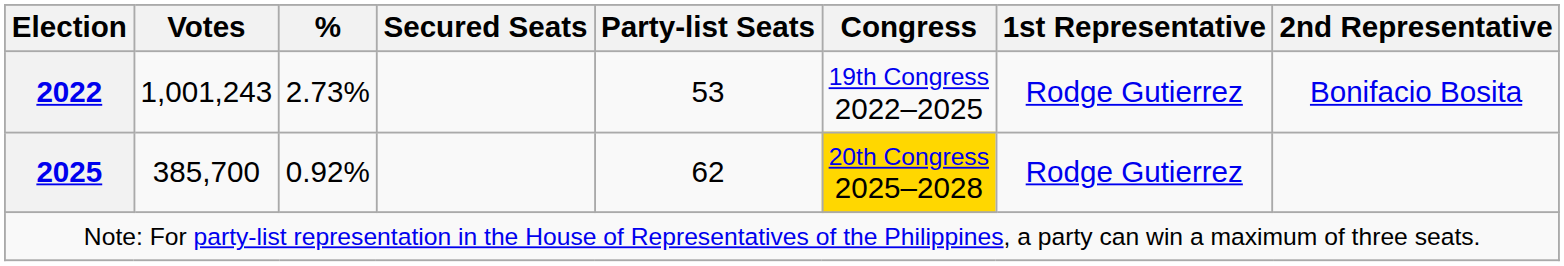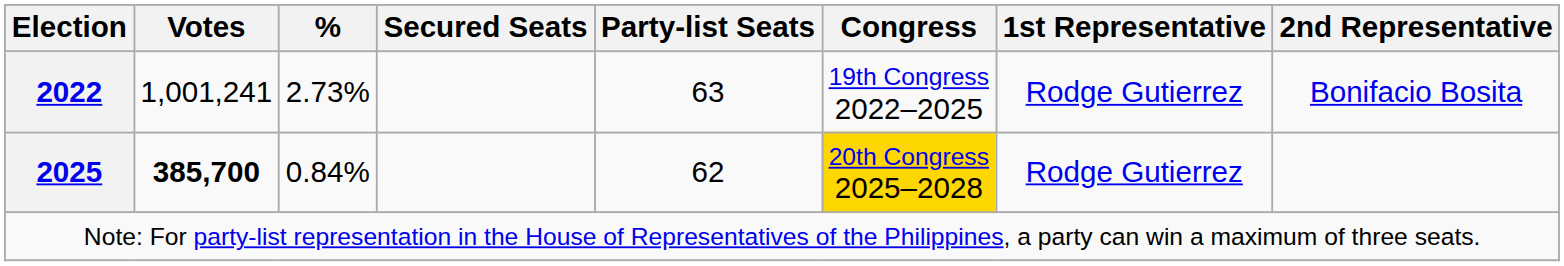(206, 91) 1,001,243 -> (206, 91) 1,001,241
(708, 91) 53 -> (708, 91) 63
(206, 171) normal -> (206, 171) bold
(328, 171) 0.92% -> (328, 171) 0.84%
